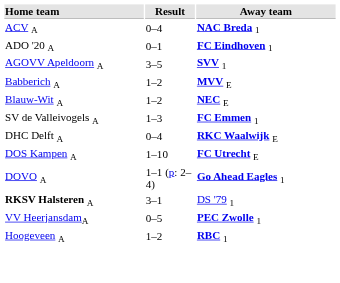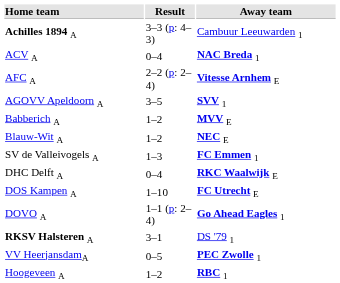+ row: (41, 33)
- row: (30, 46)
+ row: (21, 79)
